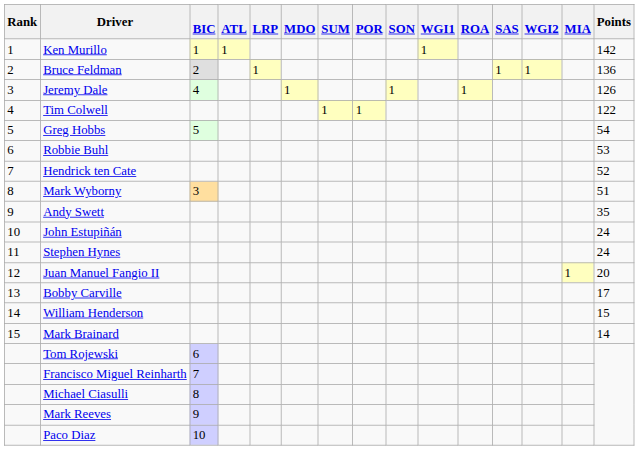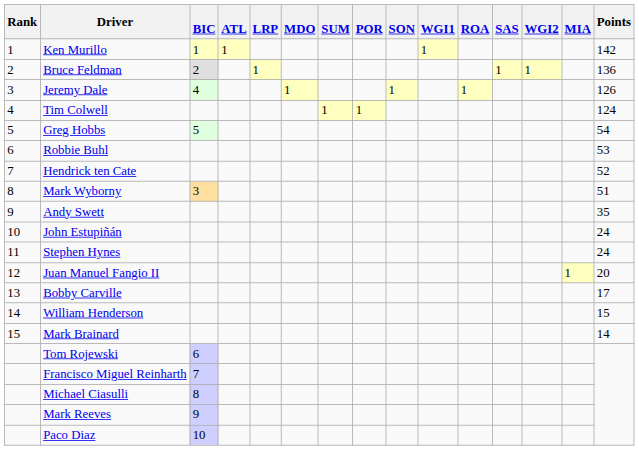(606, 110) 122 -> (606, 110) 124
